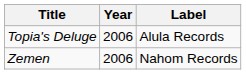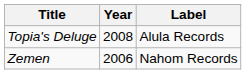(118, 36) 2006 -> (118, 36) 2008
